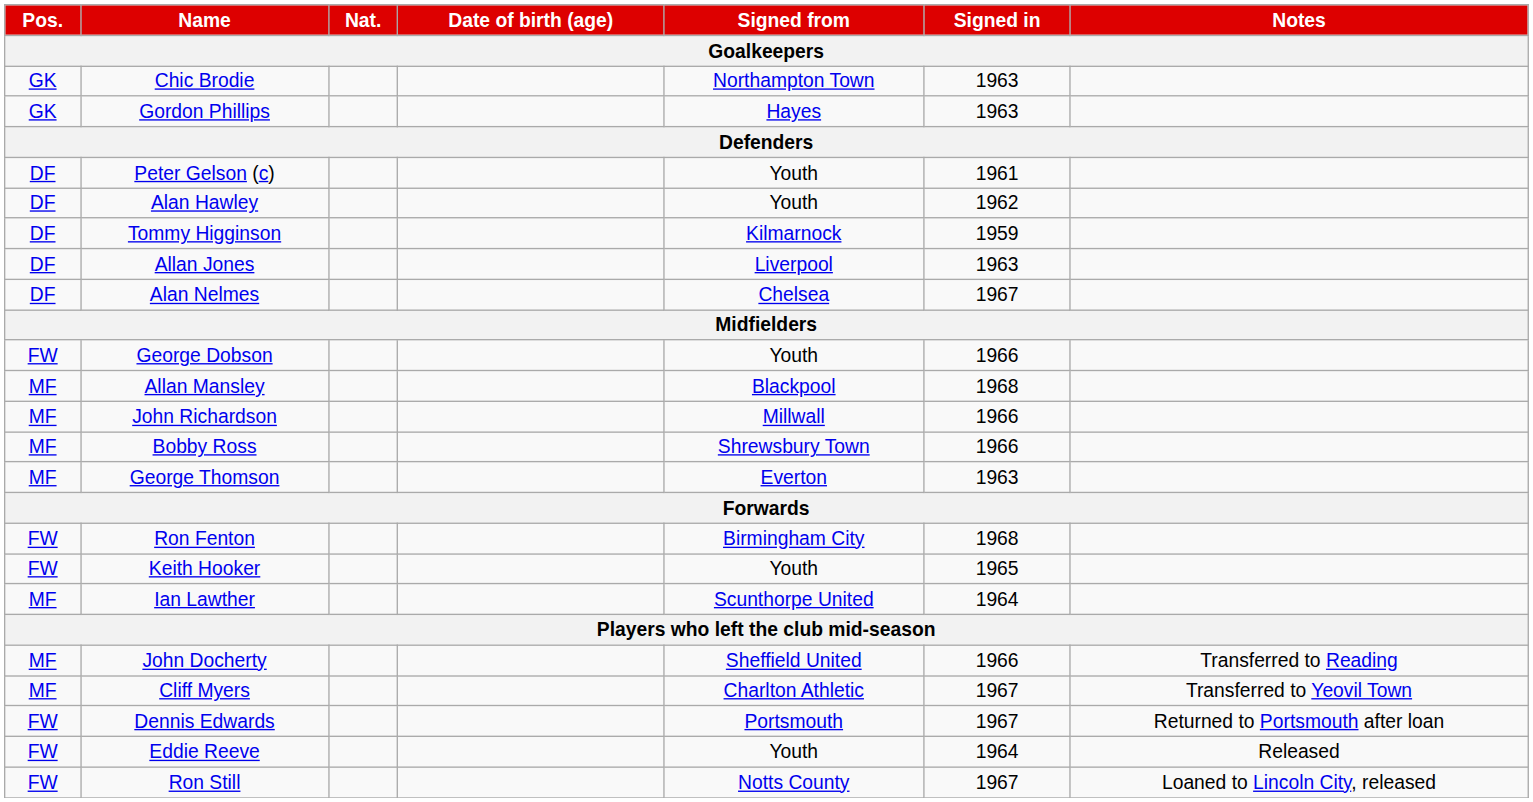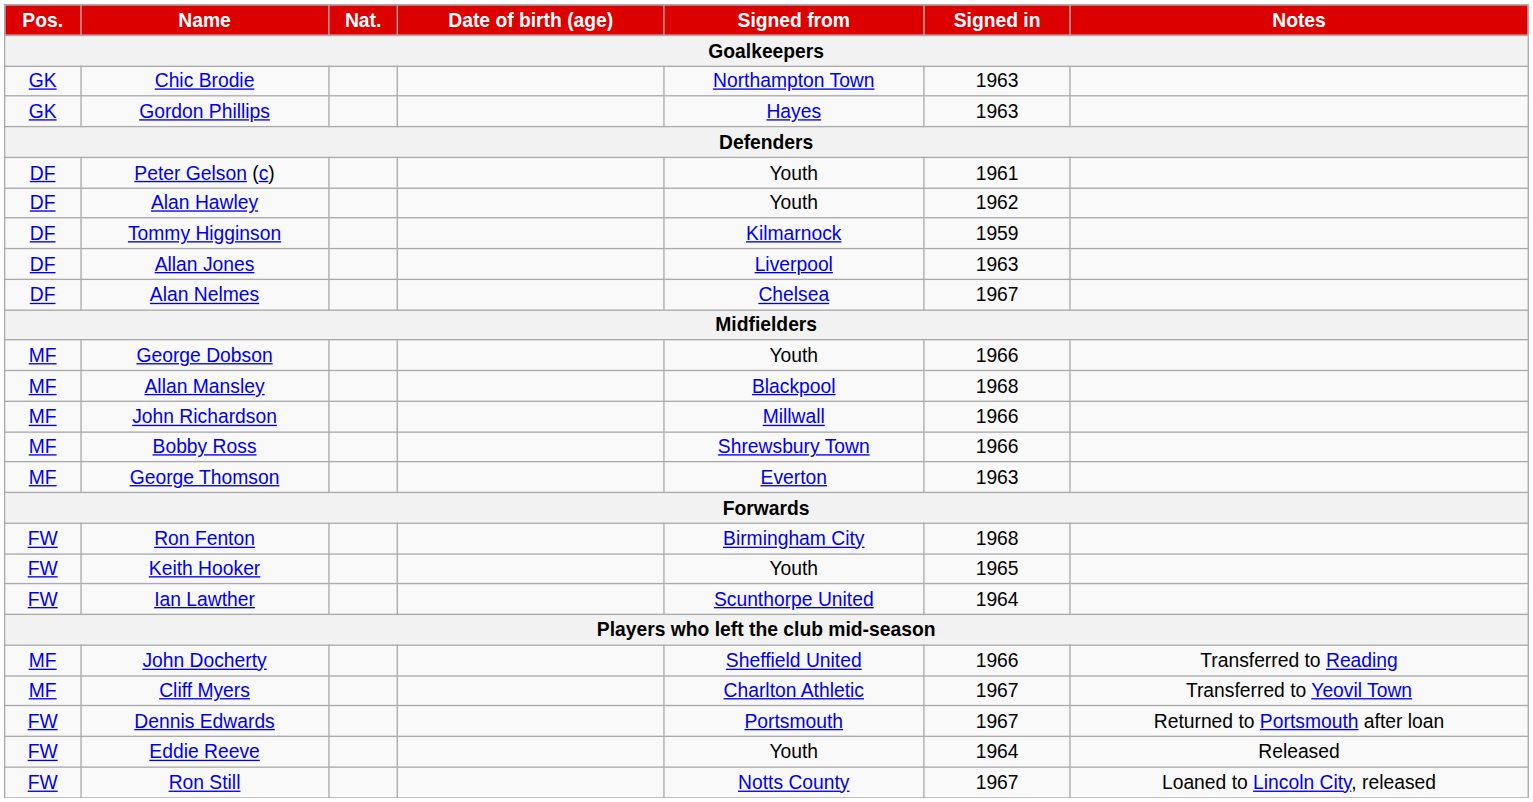(43, 356) FW -> (43, 356) MF
(43, 600) MF -> (43, 600) FW
